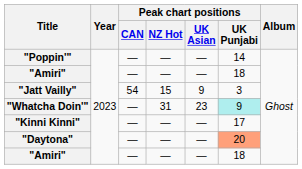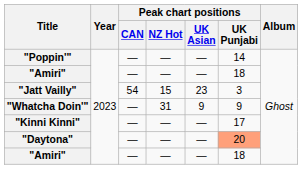(201, 90) 9 -> (201, 90) 23
(201, 106) 23 -> (201, 106) 9
(239, 106) paleturquoise background -> (239, 106) no background
